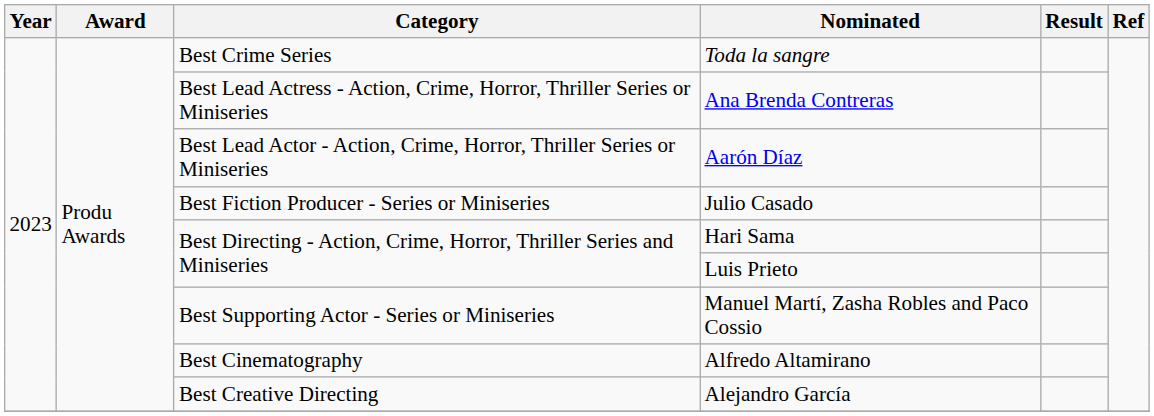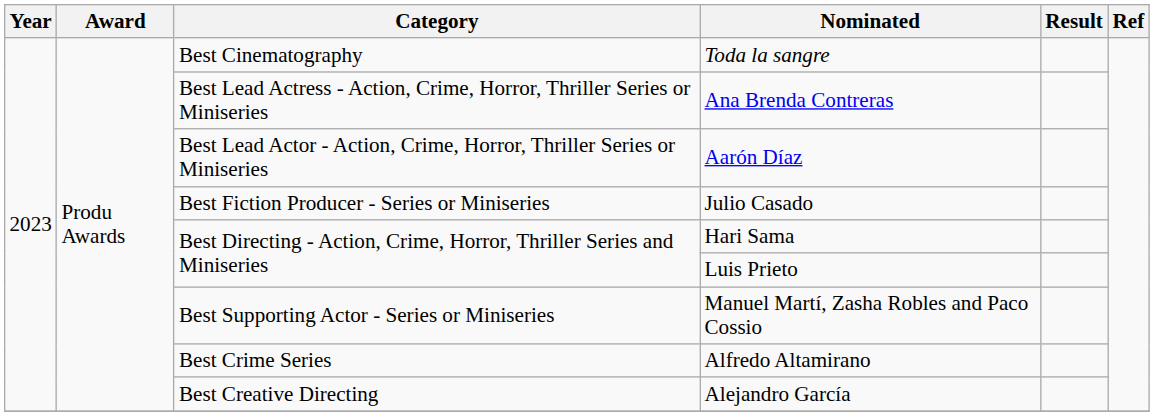(255, 54) Best Crime Series -> (271, 54) Best Cinematography
(271, 360) Best Cinematography -> (255, 360) Best Crime Series
